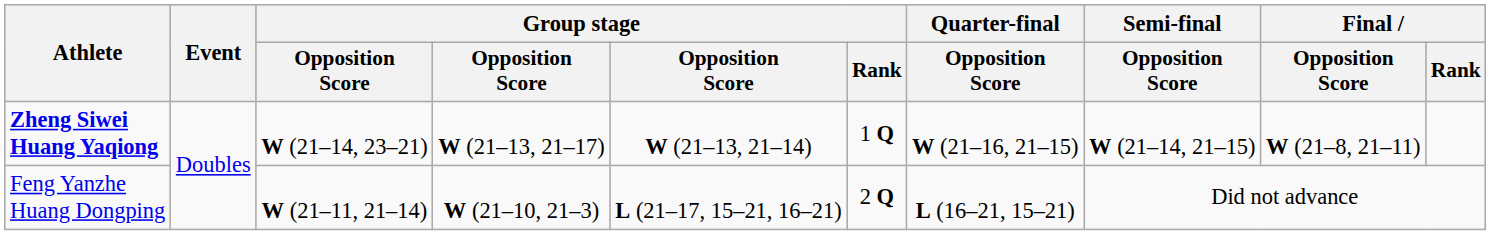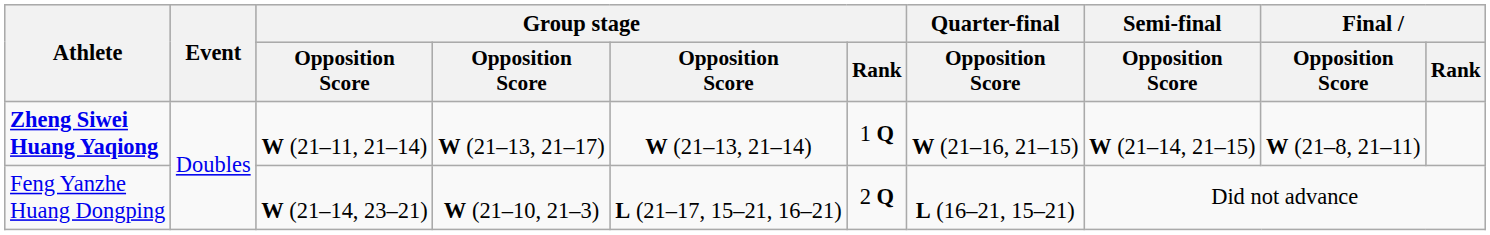(344, 146) W (21–14, 23–21) -> (344, 146) W (21–11, 21–14)
(344, 210) W (21–11, 21–14) -> (344, 210) W (21–14, 23–21)
